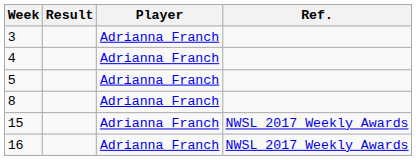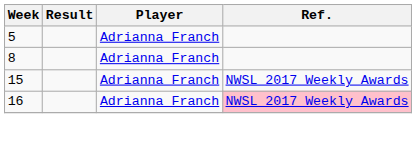- row: (12, 37)
- row: (12, 59)
(317, 145) no background -> (317, 102) pink background
